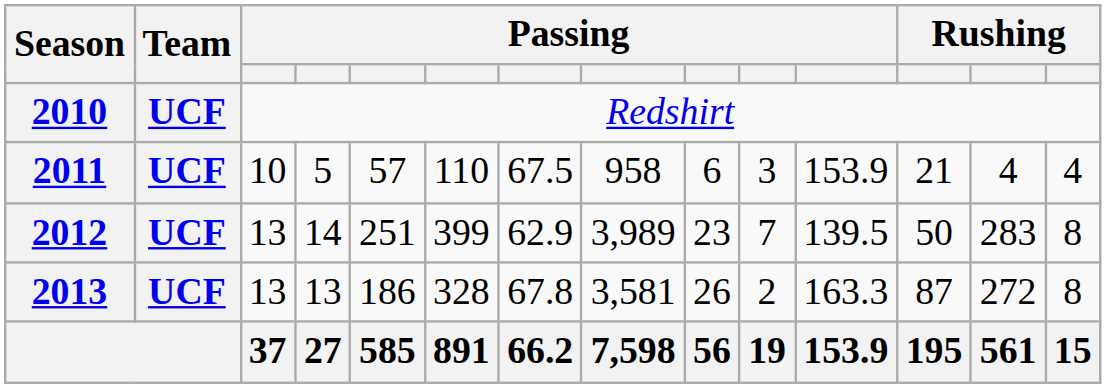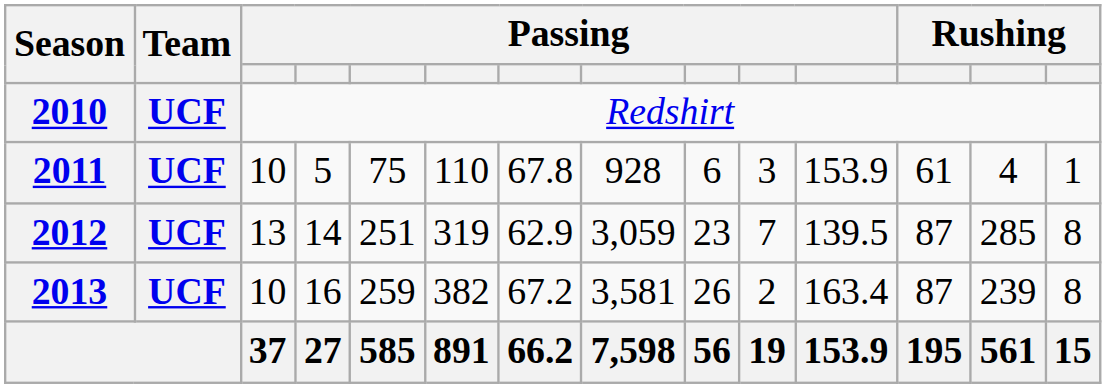(387, 171) 57 -> (387, 171) 75
(540, 171) 67.5 -> (540, 171) 67.8
(633, 171) 958 -> (633, 171) 928
(934, 171) 21 -> (934, 171) 61
(1073, 171) 4 -> (1073, 171) 1
(461, 231) 399 -> (461, 231) 319
(633, 231) 3,989 -> (633, 231) 3,059
(934, 231) 50 -> (934, 231) 87
(1008, 231) 283 -> (1008, 231) 285
(268, 291) 13 -> (268, 291) 10
(323, 291) 13 -> (323, 291) 16
(387, 291) 186 -> (387, 291) 259
(461, 291) 328 -> (461, 291) 382
(540, 291) 67.8 -> (540, 291) 67.2
(846, 291) 163.3 -> (846, 291) 163.4
(1008, 291) 272 -> (1008, 291) 239
